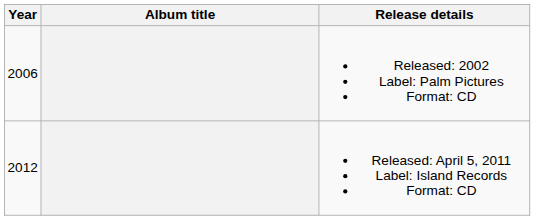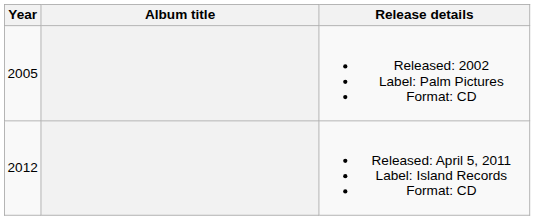(23, 73) 2006 -> (23, 73) 2005
